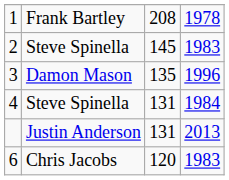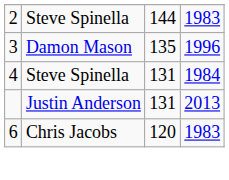- row: (13, 18)
(163, 47) 145 -> (163, 18) 144
